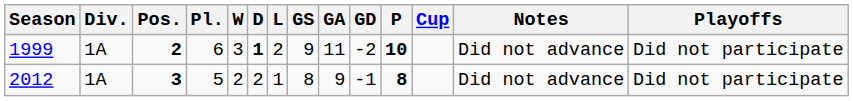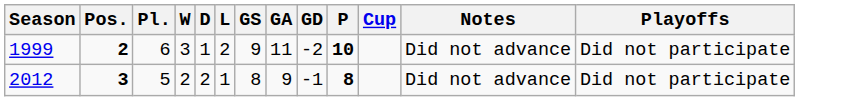- column: (107, 20)
(258, 50) bold -> (205, 50) normal
